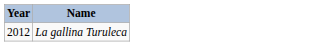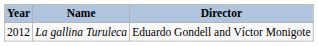+ column: (221, 13)
